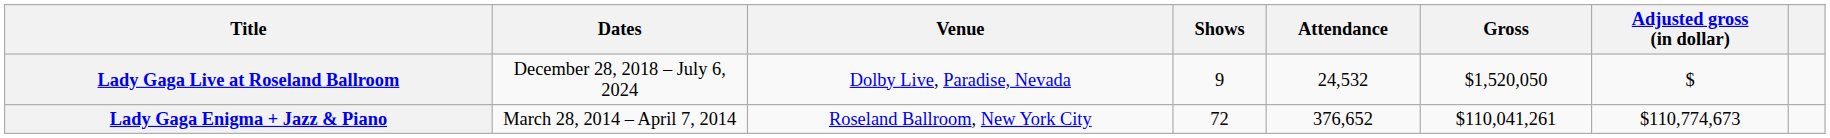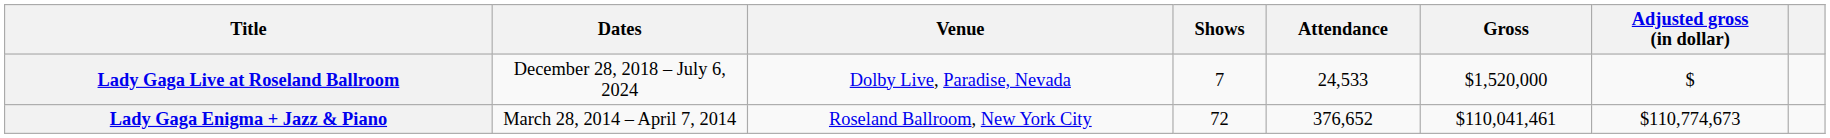(1220, 79) 9 -> (1220, 79) 7
(1343, 79) 24,532 -> (1343, 79) 24,533
(1506, 79) $1,520,050 -> (1506, 79) $1,520,000
(1506, 118) $110,041,261 -> (1506, 118) $110,041,461
